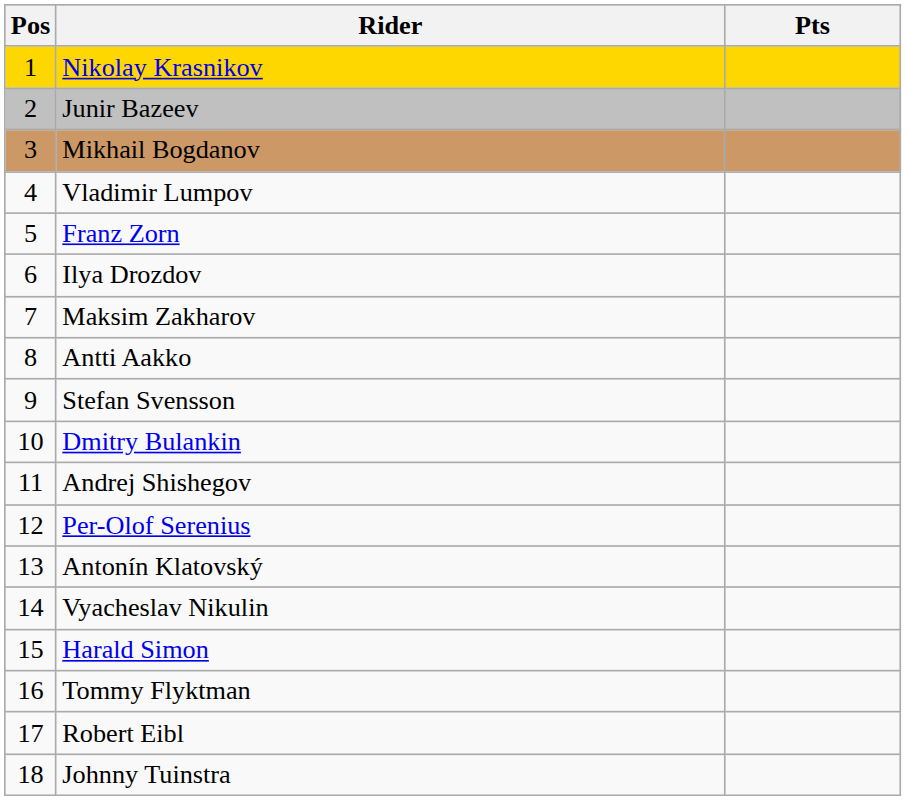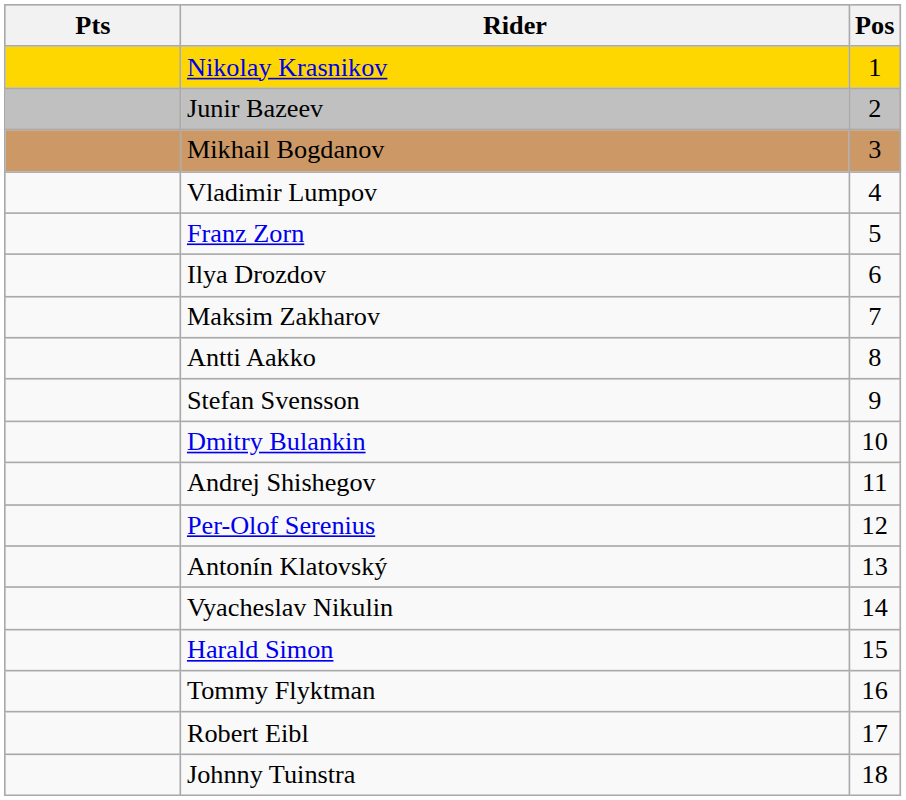columns swapped: (31, 25) <-> (812, 25)
